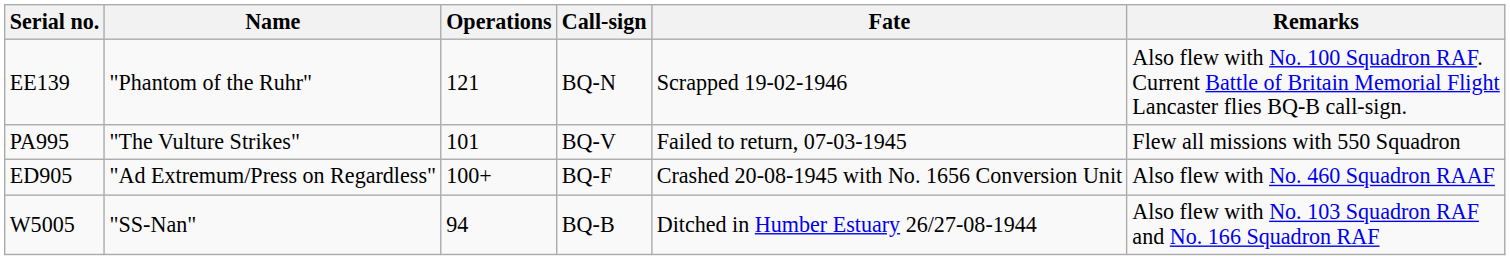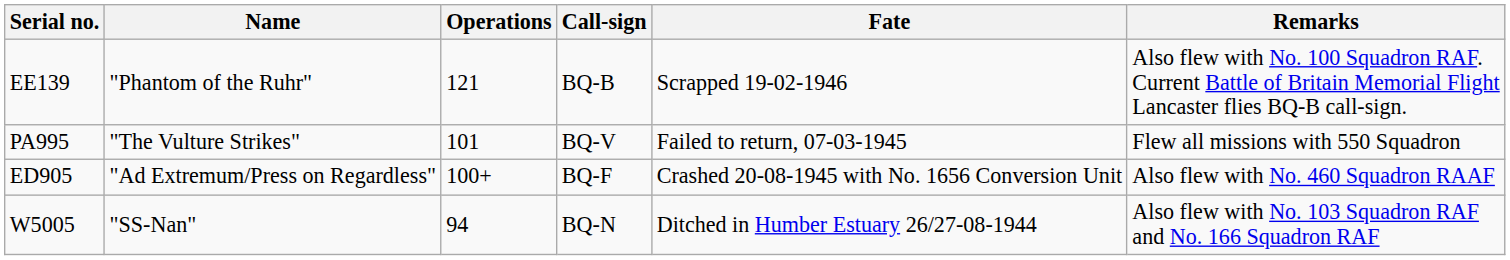(589, 81) BQ-N -> (588, 81) BQ-B
(588, 224) BQ-B -> (589, 224) BQ-N
